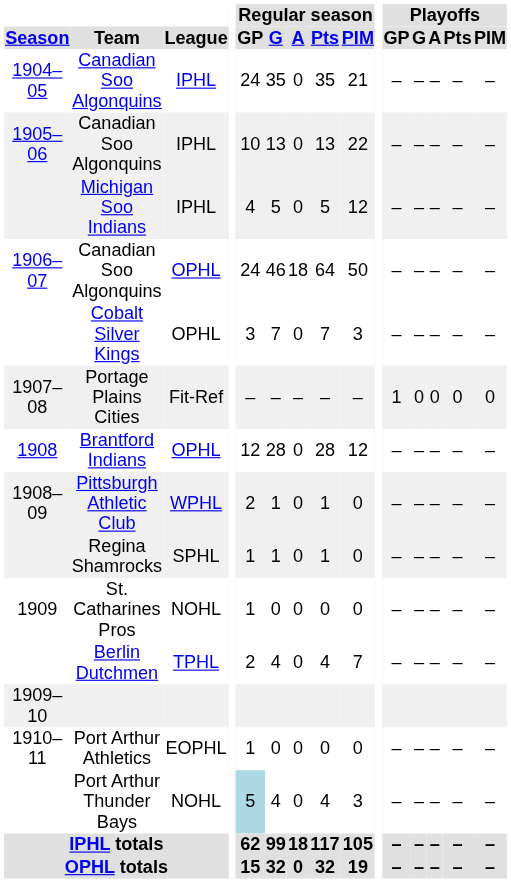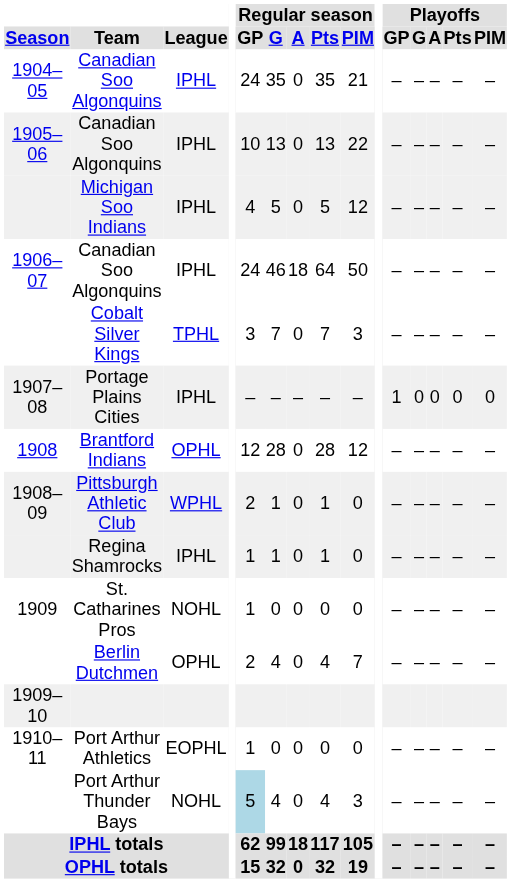(196, 270) OPHL -> (196, 270) IPHL
(196, 333) OPHL -> (196, 333) TPHL
(196, 397) Fit-Ref -> (196, 397) IPHL
(196, 556) SPHL -> (196, 556) IPHL
(196, 662) TPHL -> (196, 662) OPHL
